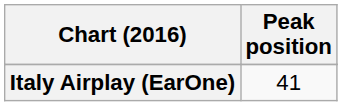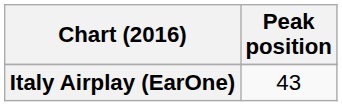(289, 82) 41 -> (289, 82) 43
